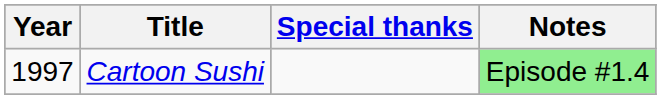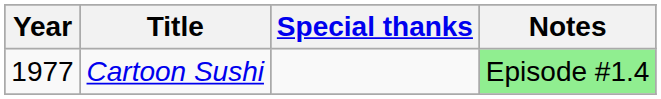(42, 71) 1997 -> (42, 71) 1977
